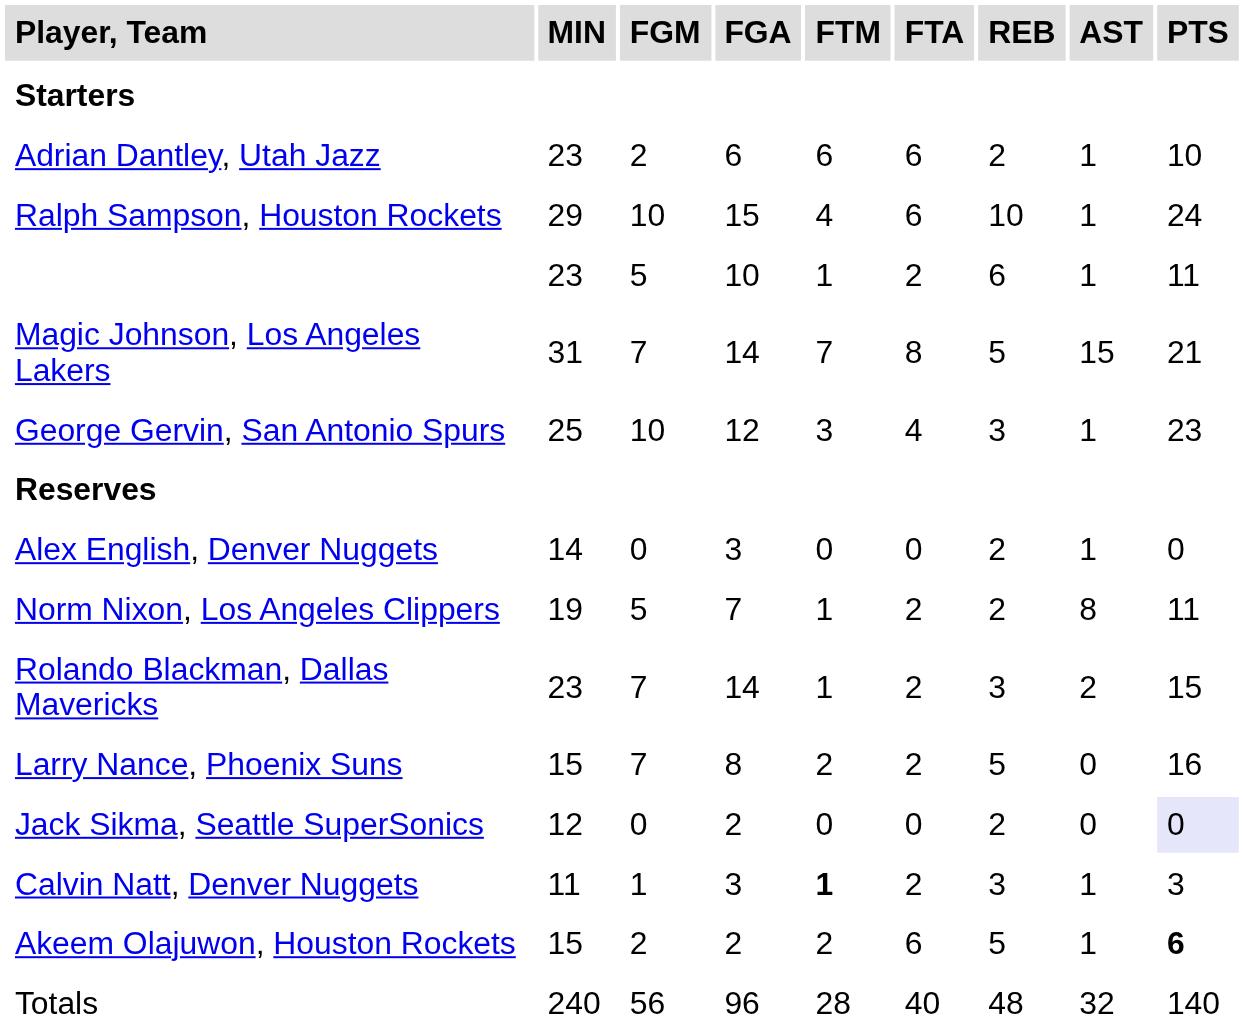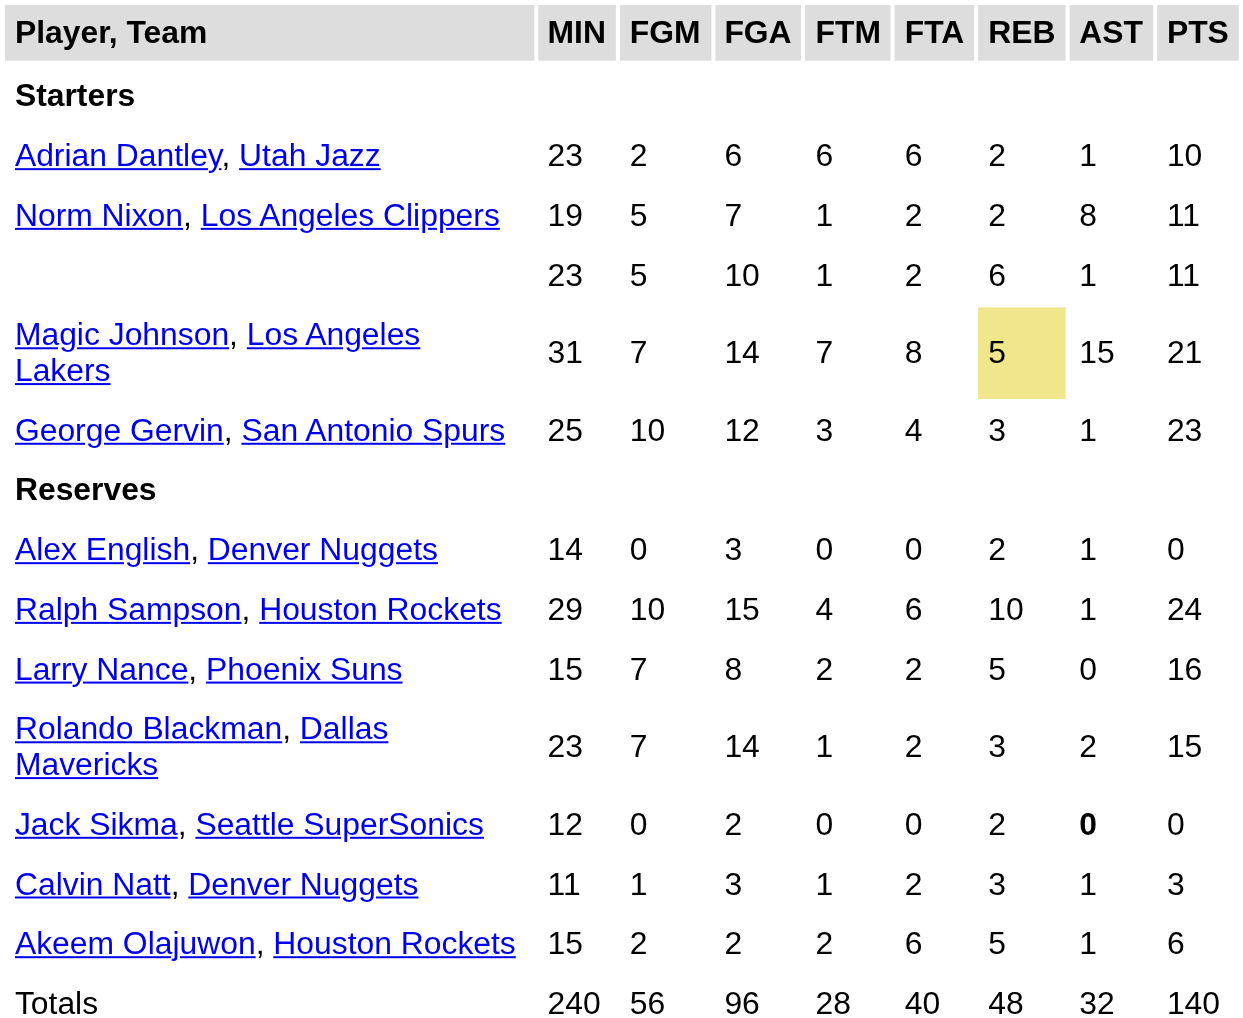rows swapped: (258, 215) <-> (257, 609)
(997, 352) no background -> (997, 352) khaki background
rows swapped: (209, 764) <-> (202, 687)
(1088, 824) normal -> (1088, 824) bold
(1176, 824) lavender background -> (1176, 824) no background
(824, 884) bold -> (824, 884) normal
(1176, 943) bold -> (1176, 943) normal
